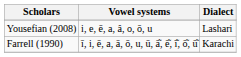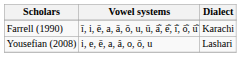rows swapped: (35, 44) <-> (42, 28)
